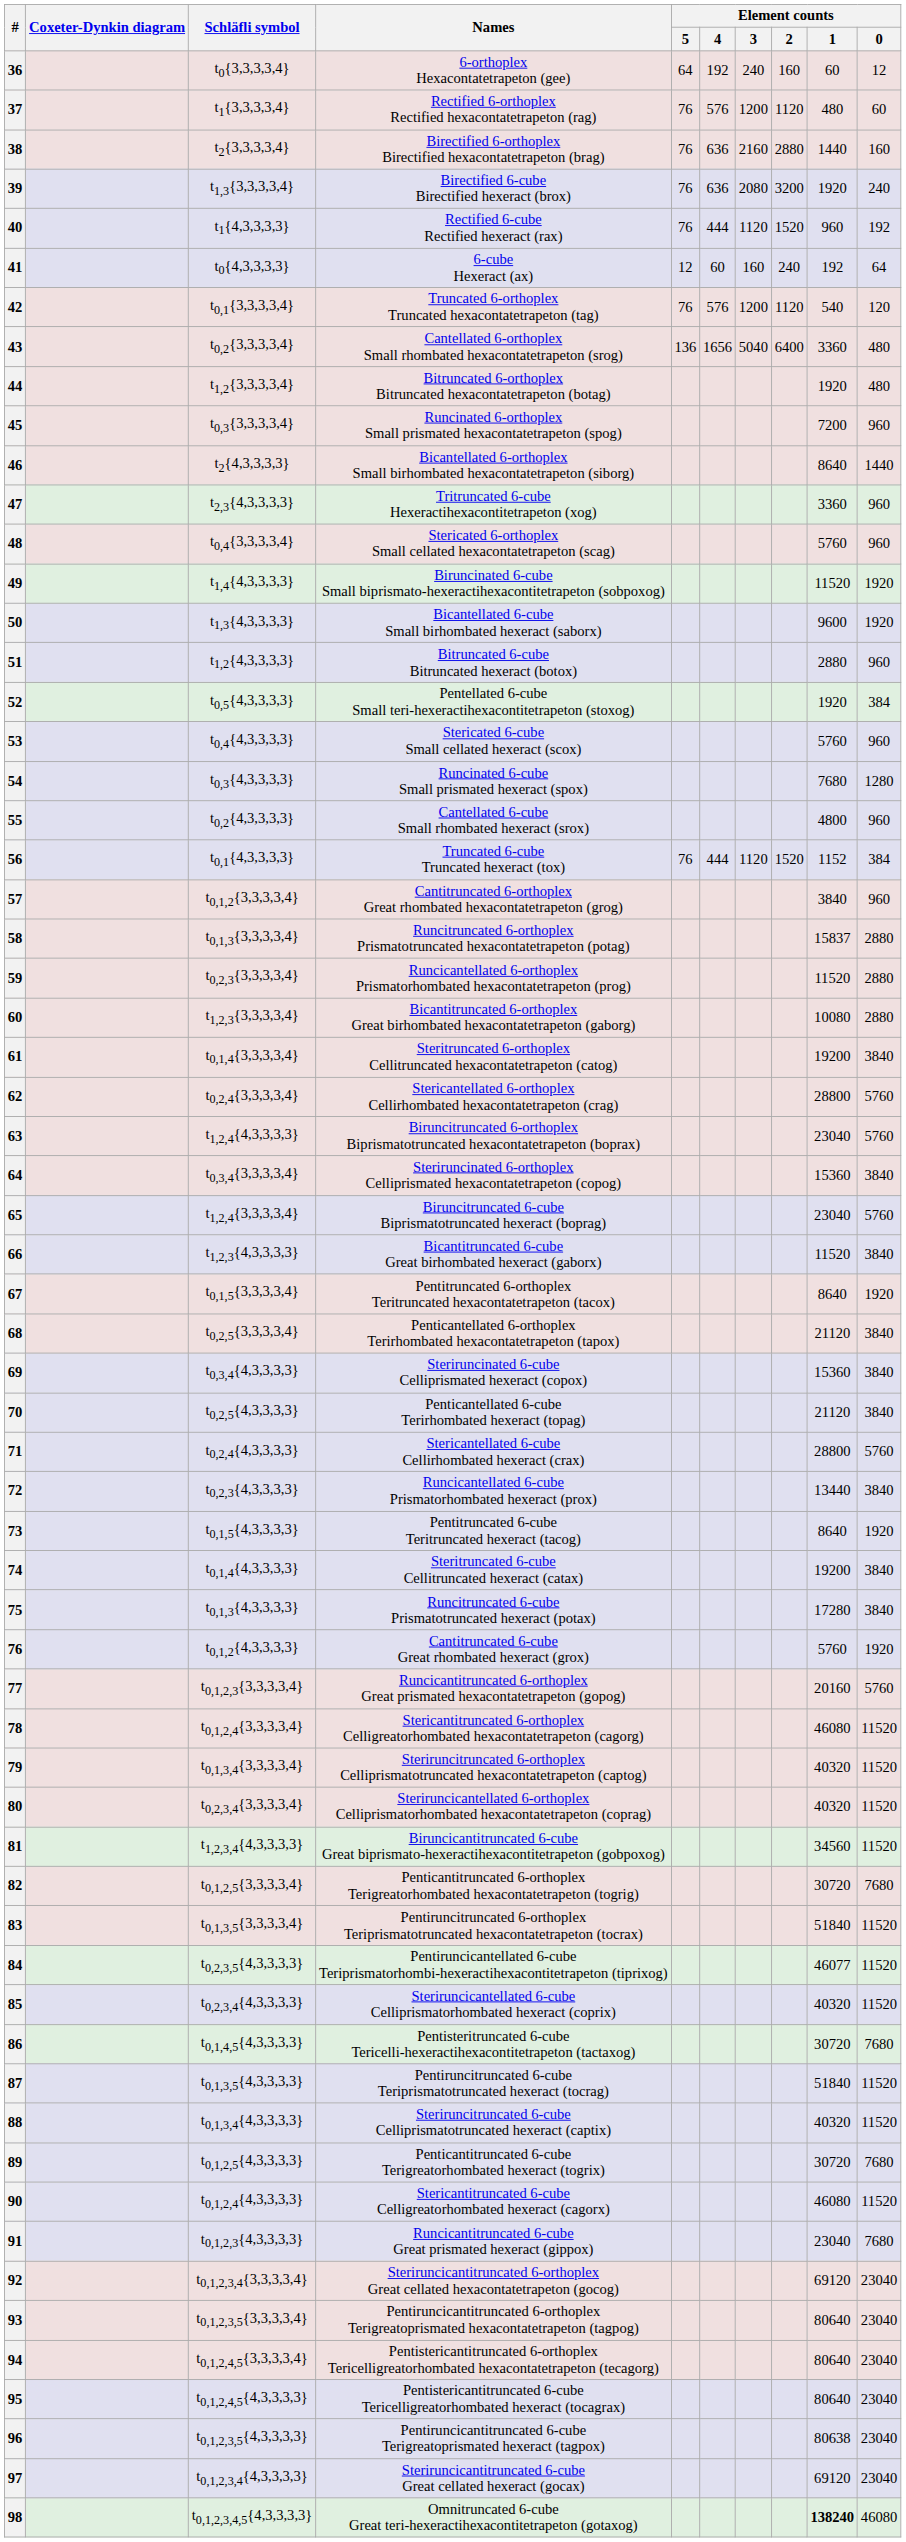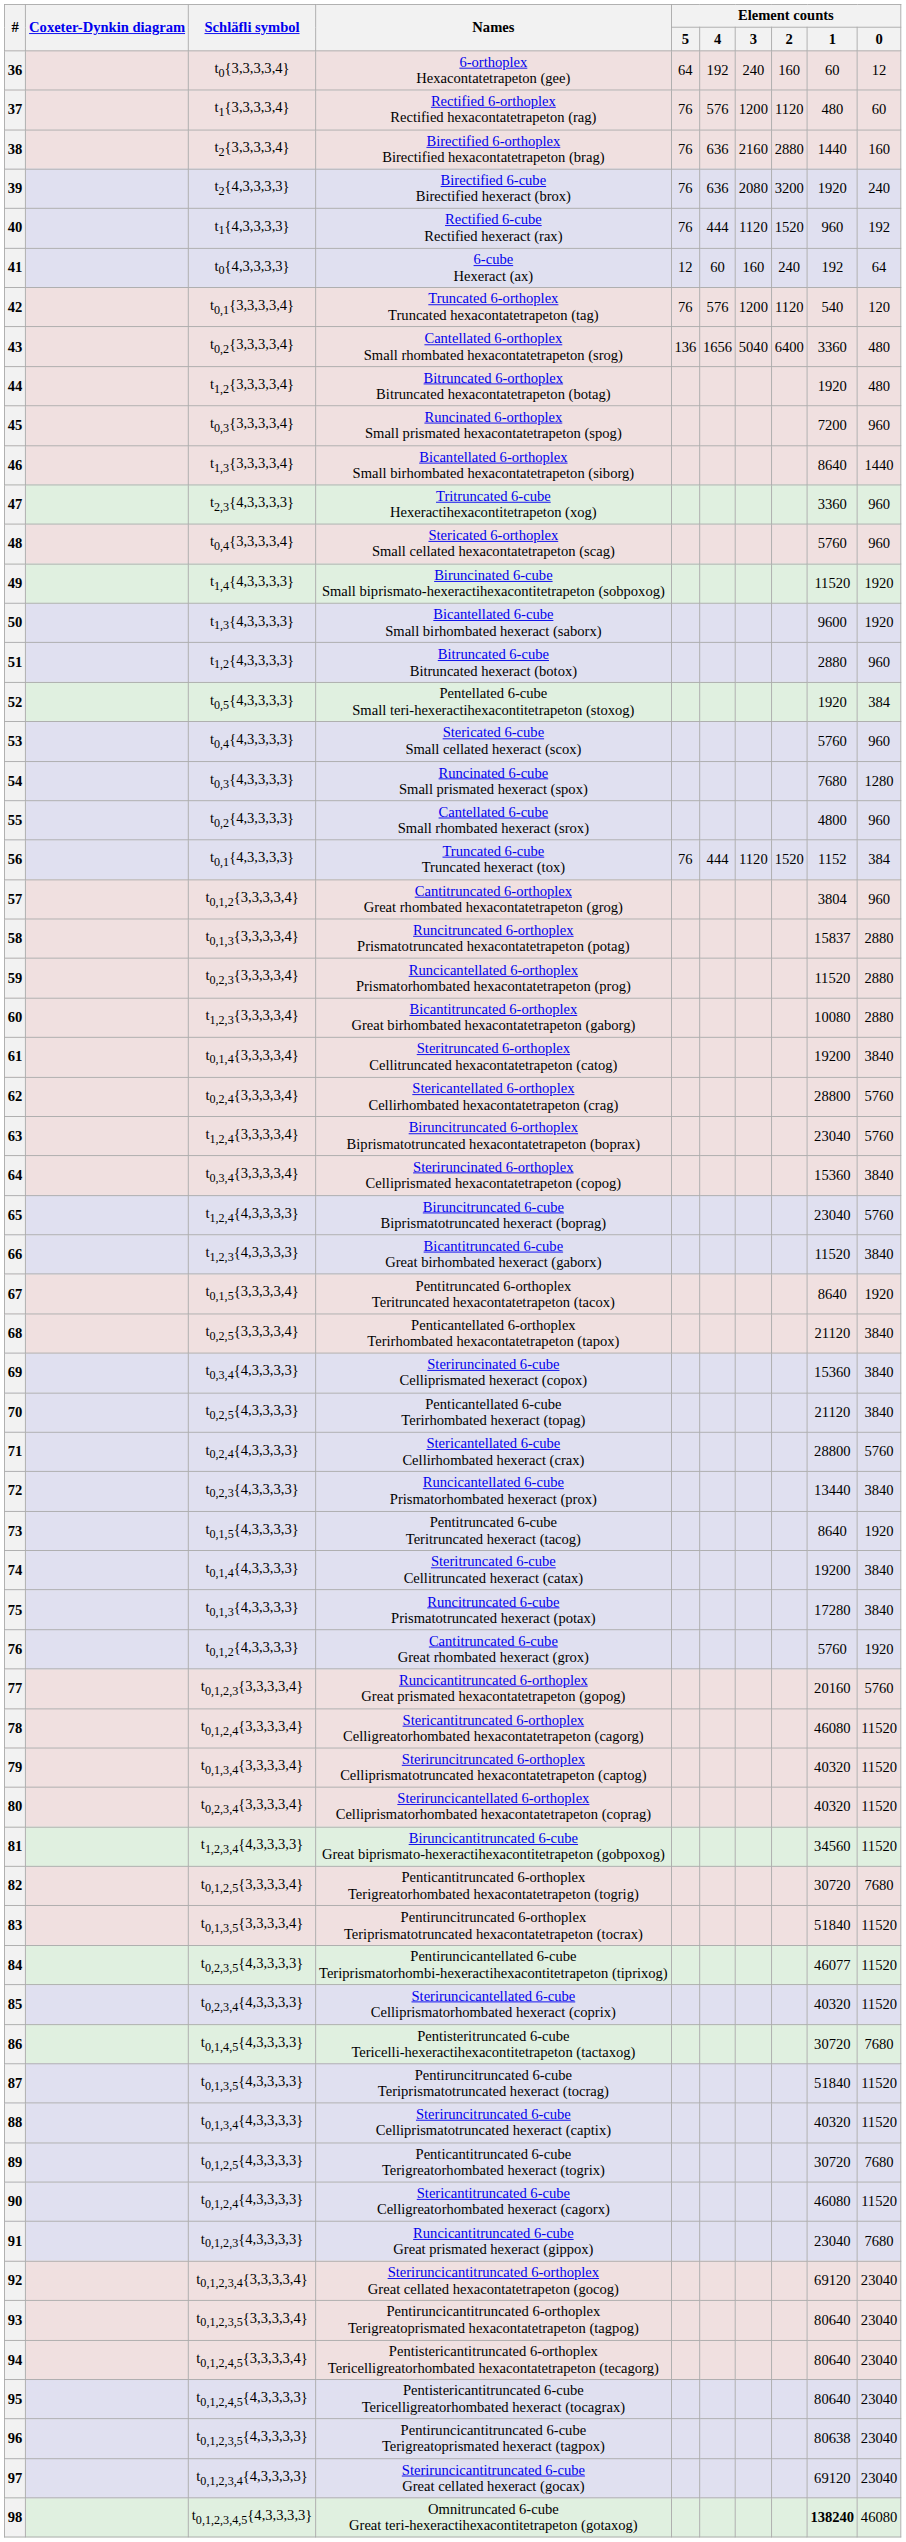(252, 188) t1,3{3,3,3,3,4} -> (252, 188) t2{4,3,3,3,3}
(252, 465) t2{4,3,3,3,3} -> (252, 465) t1,3{3,3,3,3,4}
(832, 899) 3840 -> (832, 899) 3804
(252, 1136) t1,2,4{4,3,3,3,3} -> (252, 1136) t1,2,4{3,3,3,3,4}
(252, 1215) t1,2,4{3,3,3,3,4} -> (252, 1215) t1,2,4{4,3,3,3,3}
